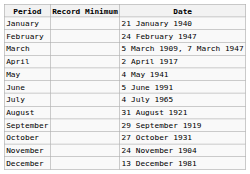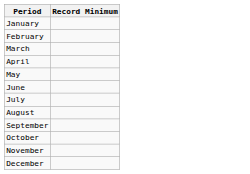- column: (183, 11)
